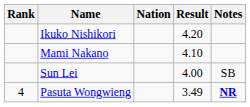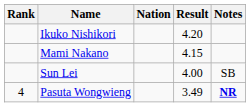(192, 53) 4.10 -> (192, 53) 4.15
